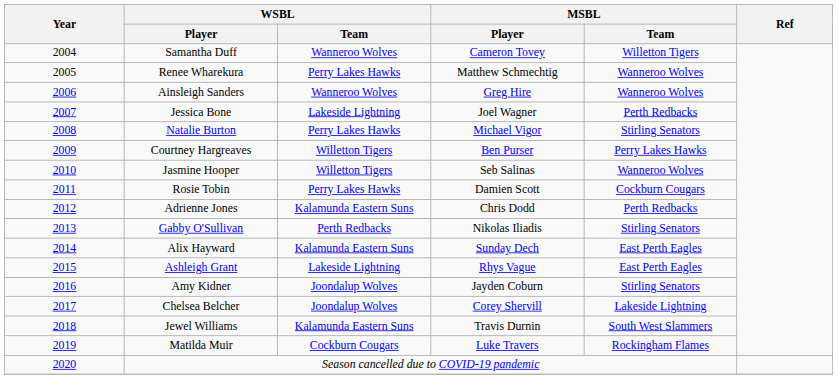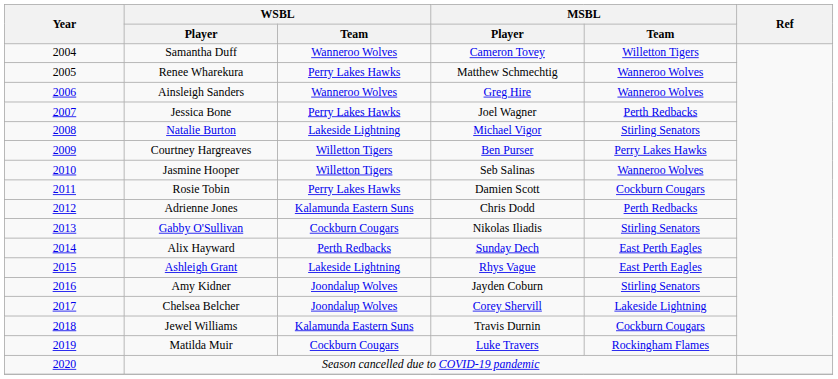(354, 112) Lakeside Lightning -> (354, 112) Perry Lakes Hawks
(354, 131) Perry Lakes Hawks -> (354, 131) Lakeside Lightning
(354, 228) Perth Redbacks -> (354, 228) Cockburn Cougars
(354, 248) Kalamunda Eastern Suns -> (354, 248) Perth Redbacks
(660, 326) South West Slammers -> (660, 326) Cockburn Cougars
